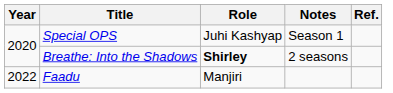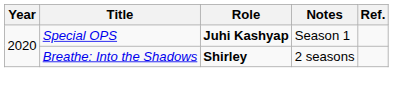(243, 35) normal -> (246, 35) bold
- row: (61, 77)
